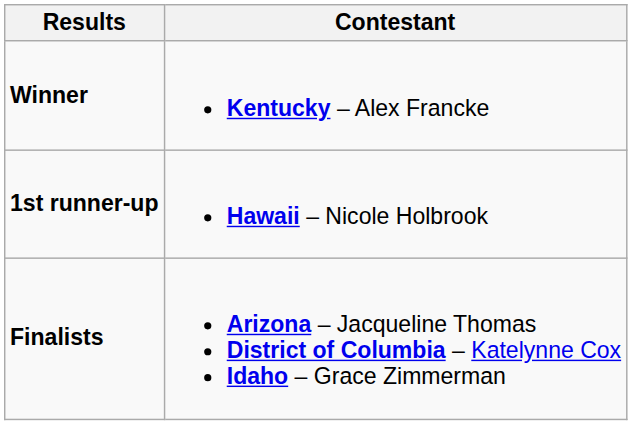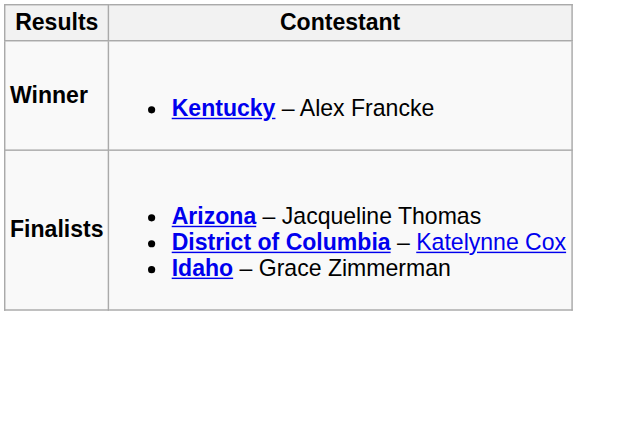- row: (84, 203)
